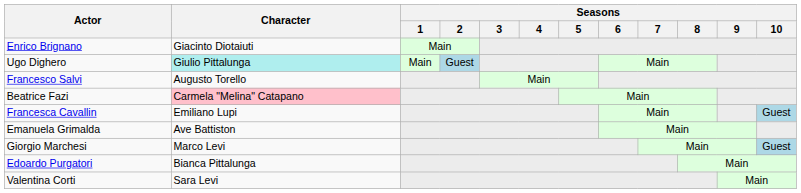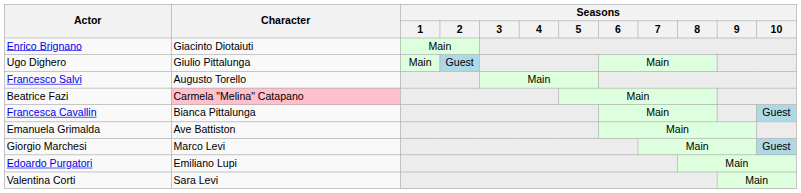(212, 63) paleturquoise background -> (212, 63) no background
(205, 113) Emiliano Lupi -> (215, 113) Bianca Pittalunga
(215, 163) Bianca Pittalunga -> (205, 163) Emiliano Lupi
